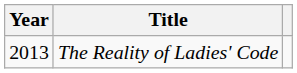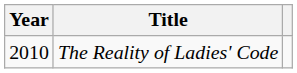(29, 51) 2013 -> (29, 51) 2010
